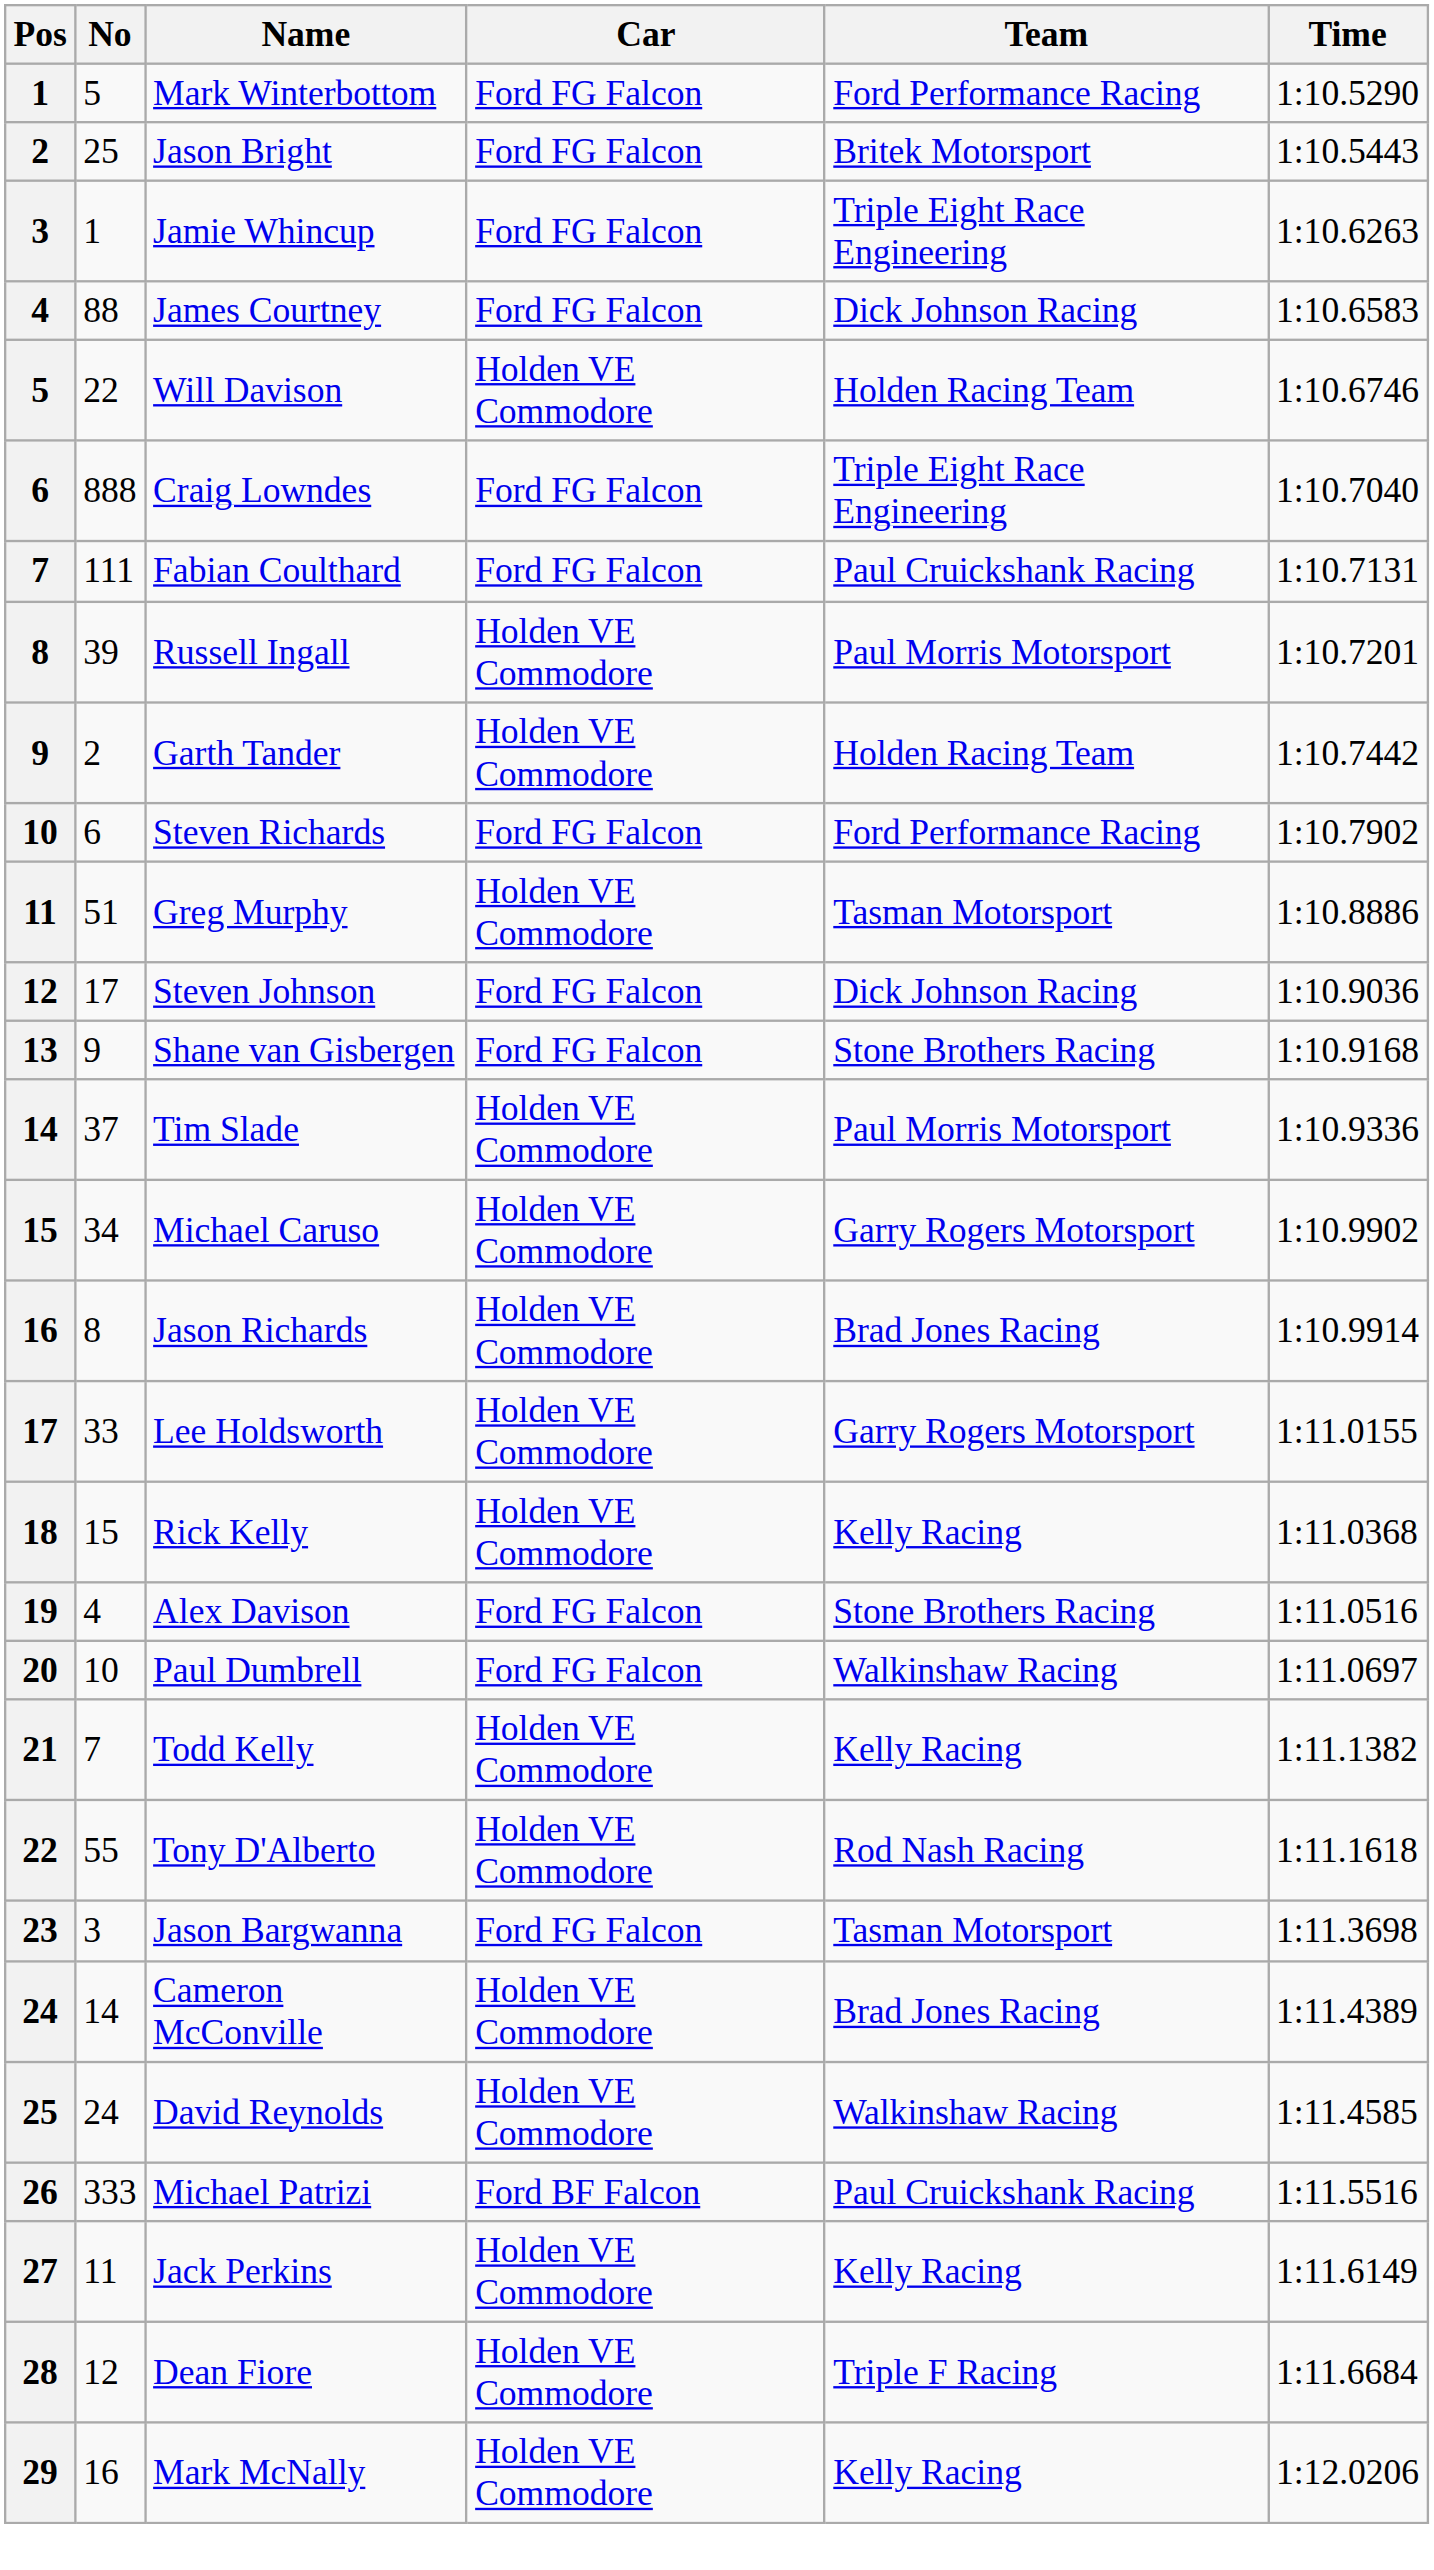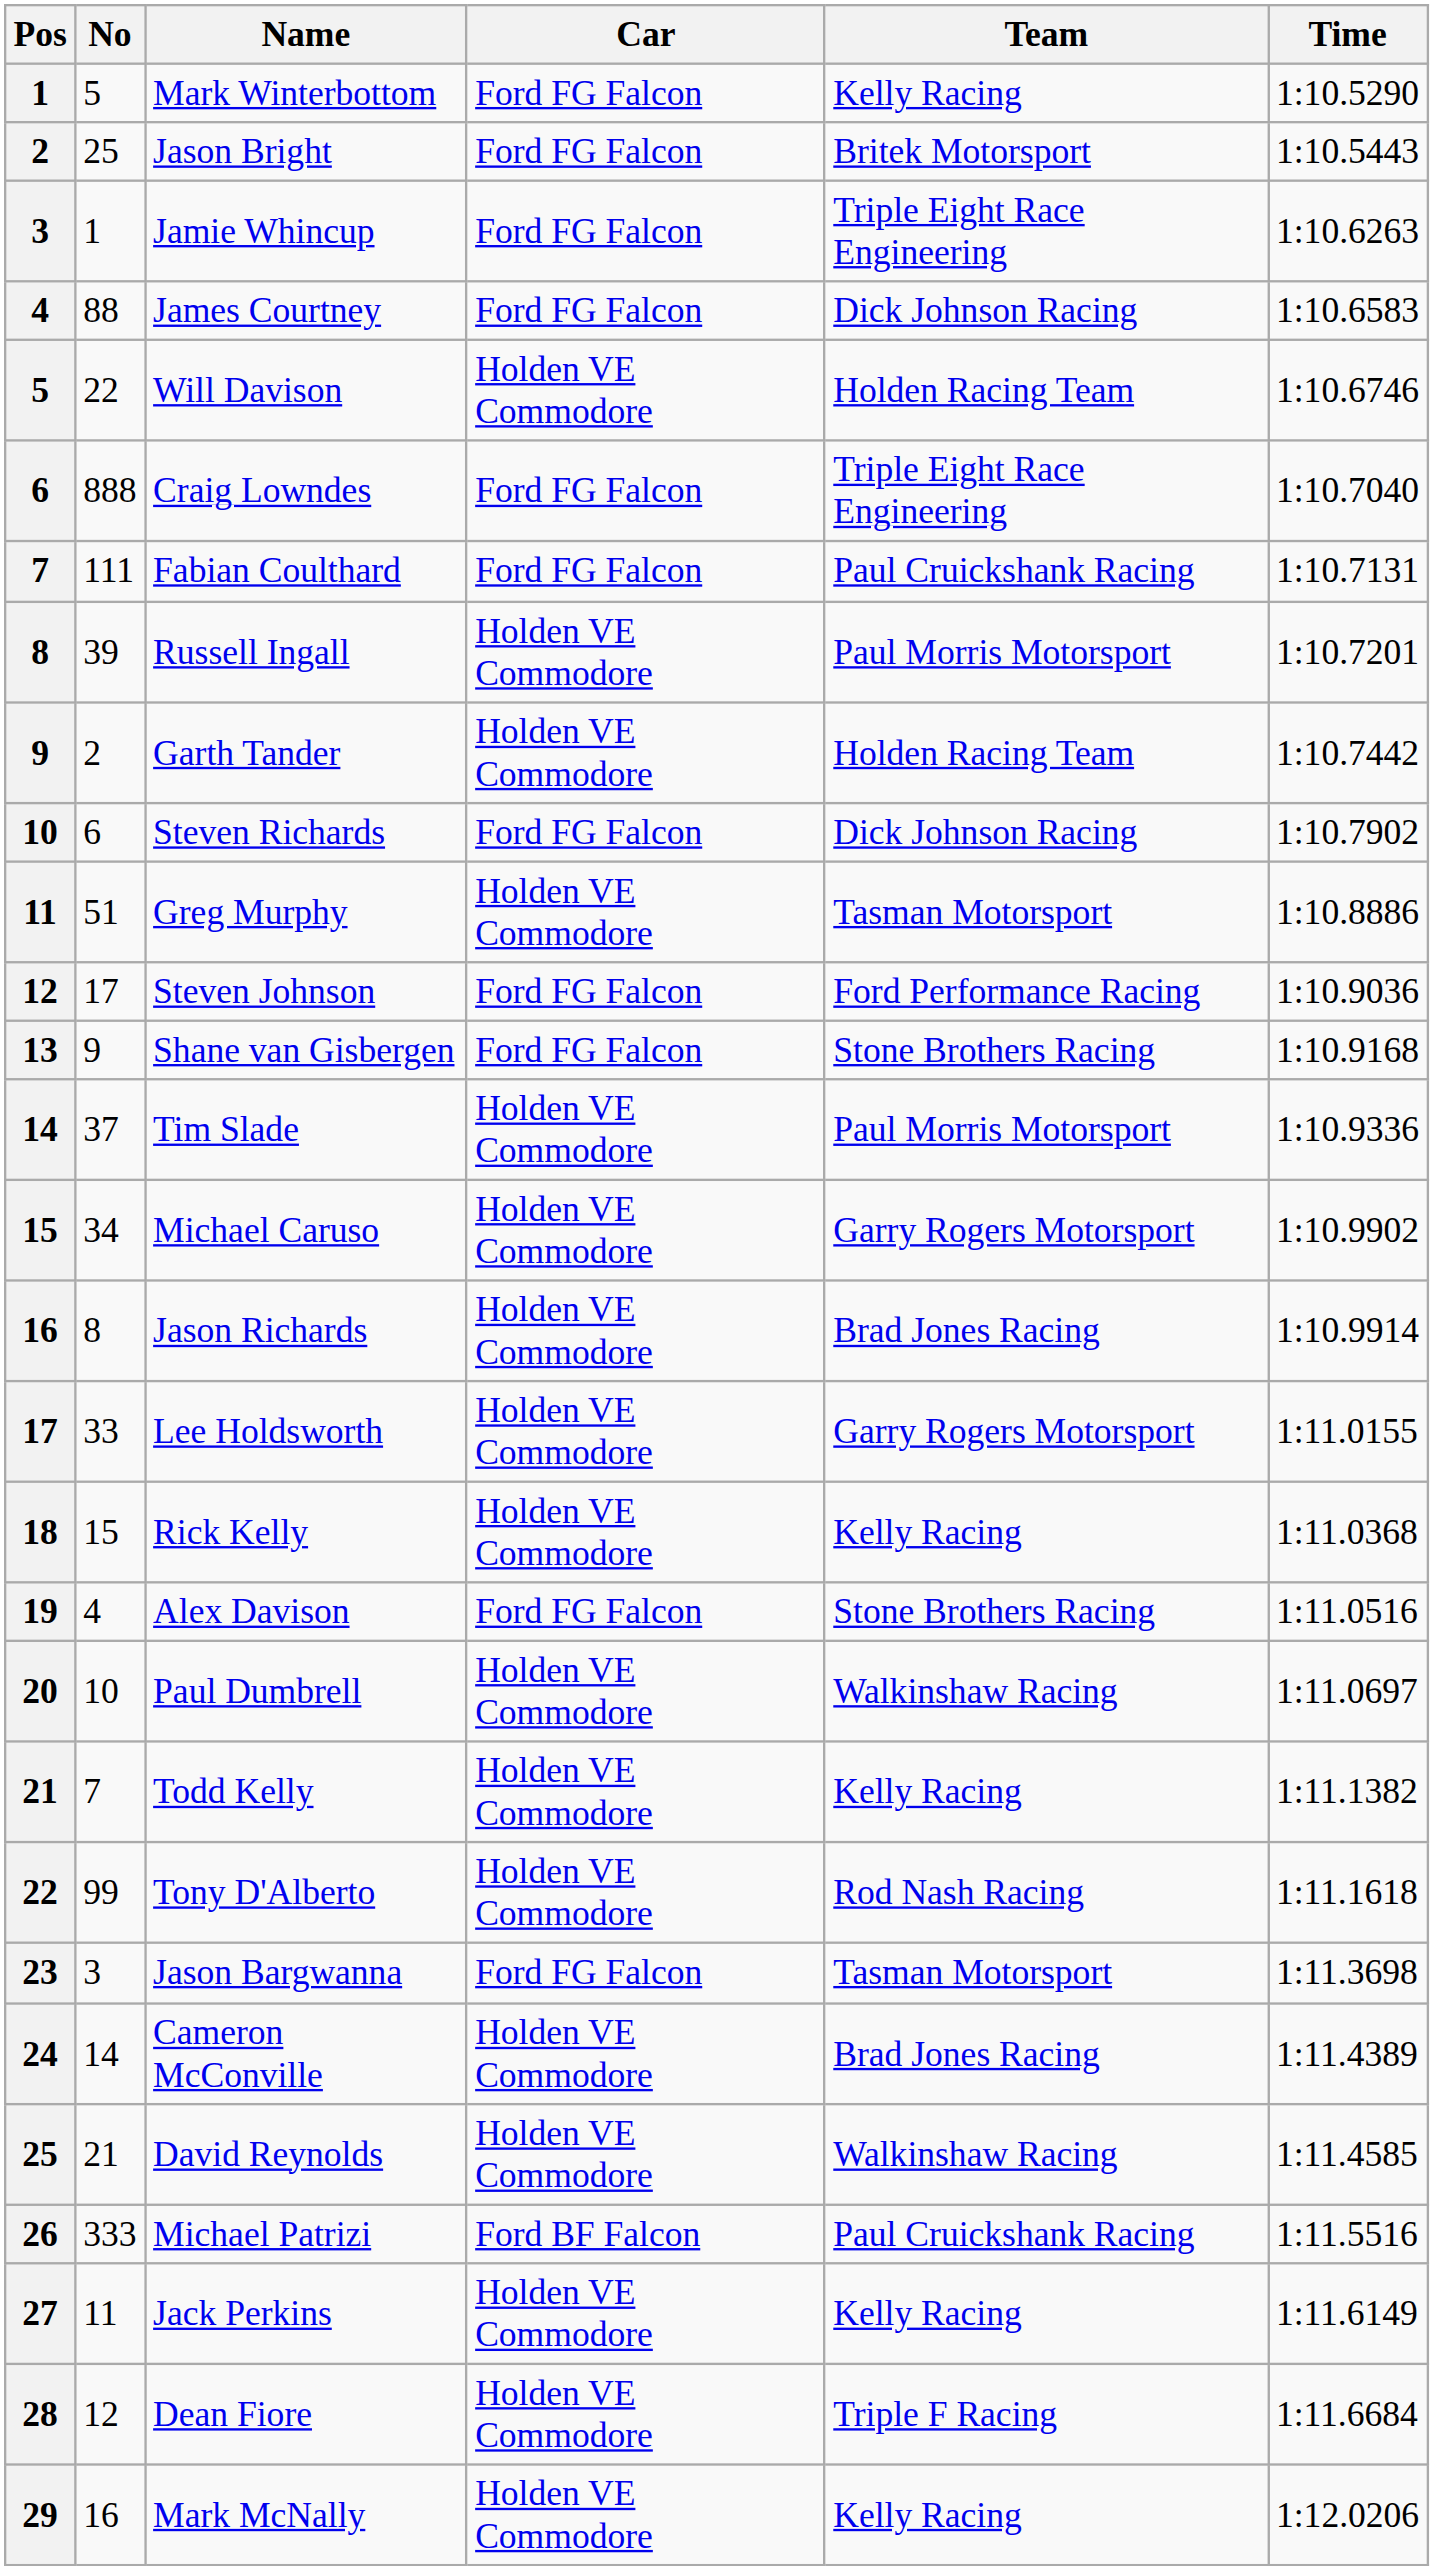(1017, 92) Ford Performance Racing -> (928, 92) Kelly Racing
(1017, 831) Ford Performance Racing -> (985, 831) Dick Johnson Racing
(985, 990) Dick Johnson Racing -> (1017, 990) Ford Performance Racing
(589, 1670) Ford FG Falcon -> (564, 1691) Holden VE Commodore
(101, 1850) 55 -> (101, 1892) 99
(101, 2110) 24 -> (101, 2153) 21
